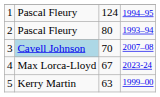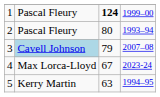(110, 13) normal -> (110, 13) bold
(138, 13) 1994–95 -> (138, 13) 1999–00
(107, 48) 70 -> (107, 48) 79
(138, 83) 1999–00 -> (138, 83) 1994–95
